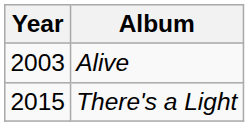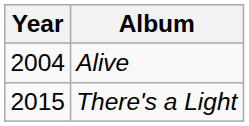(38, 62) 2003 -> (38, 62) 2004
